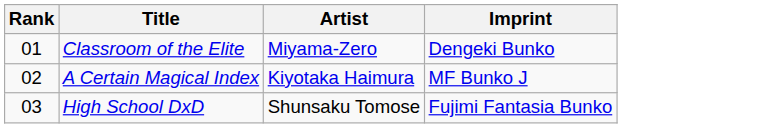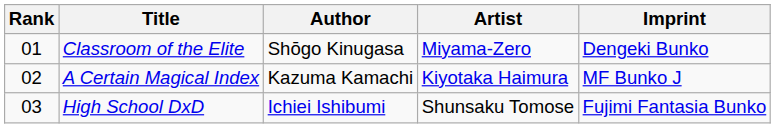+ column: (340, 19)
